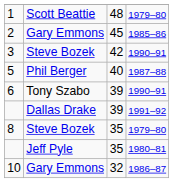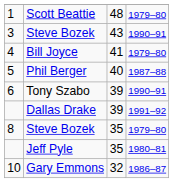- row: (11, 33)
(116, 52) 42 -> (116, 33) 43
+ row: (11, 52)
